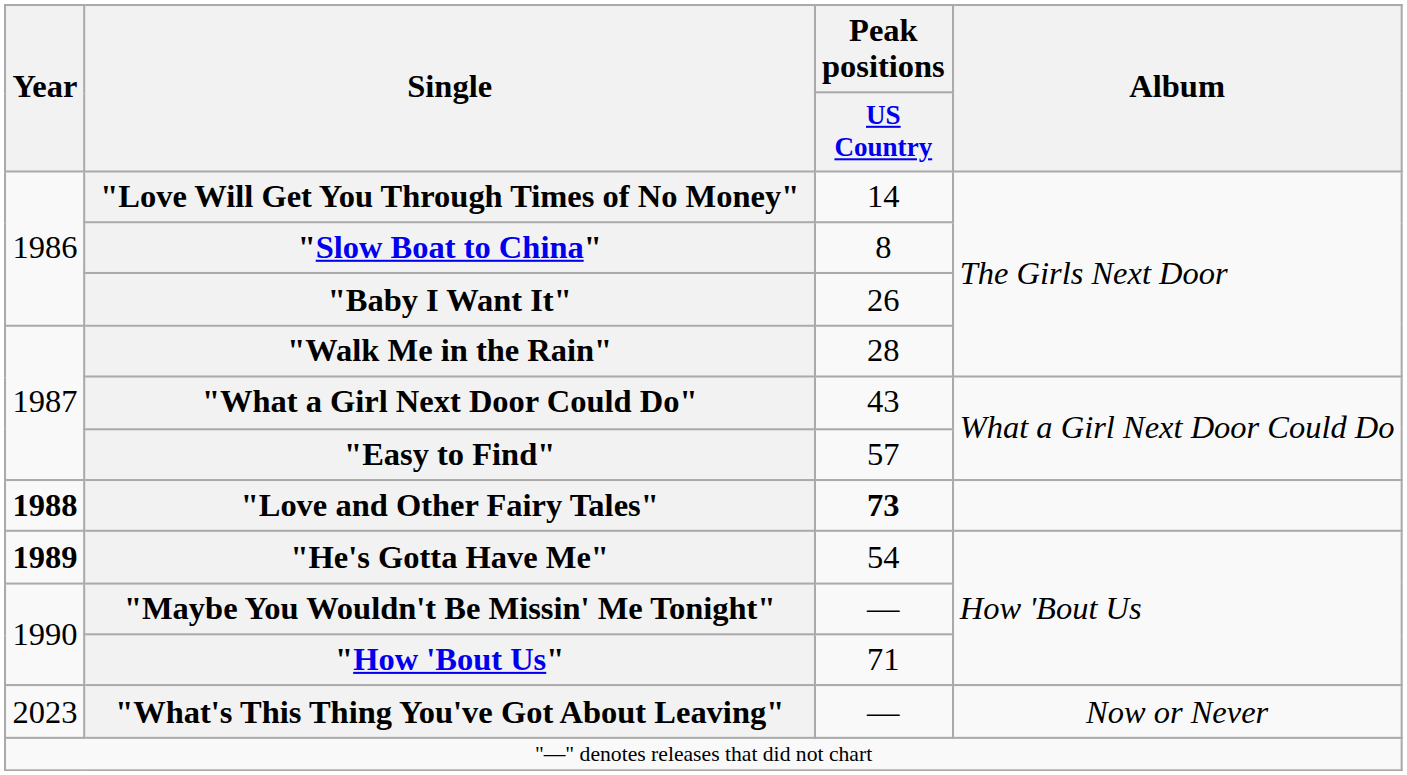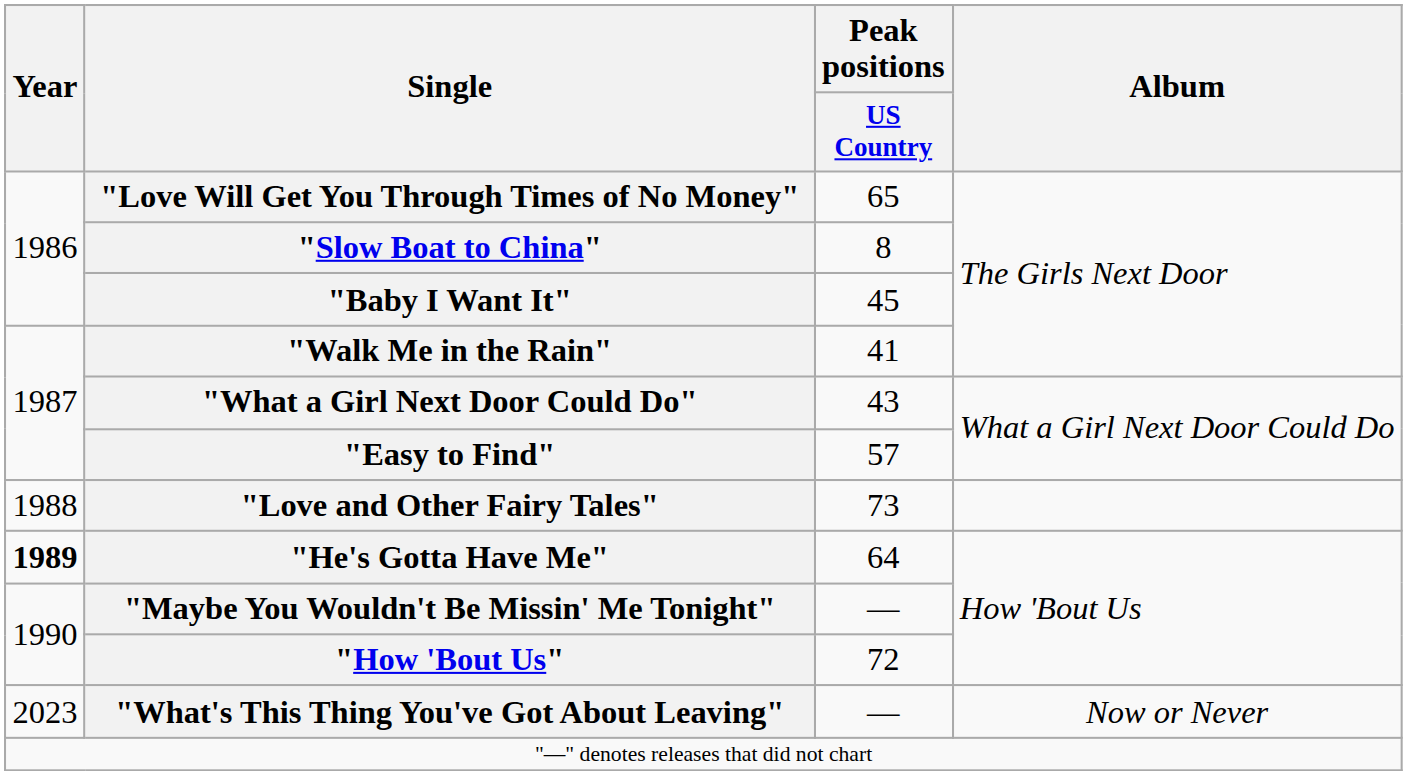(883, 196) 14 -> (883, 196) 65
(883, 299) 26 -> (883, 299) 45
(883, 350) 28 -> (883, 350) 41
(45, 505) bold -> (45, 505) normal
(883, 505) bold -> (883, 505) normal
(883, 556) 54 -> (883, 556) 64
(883, 659) 71 -> (883, 659) 72
